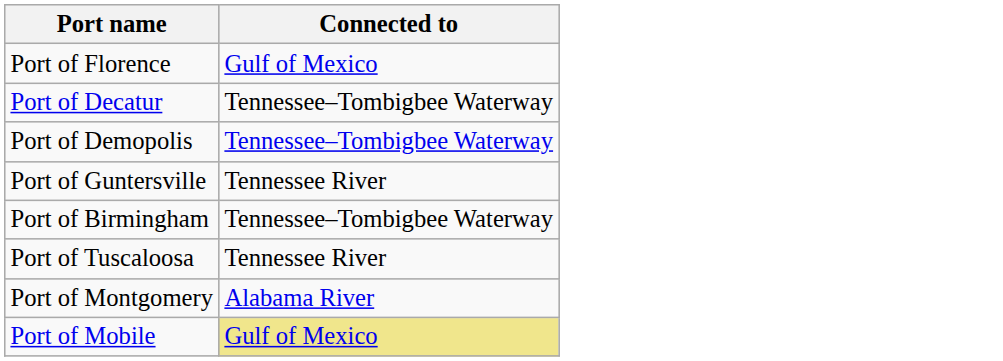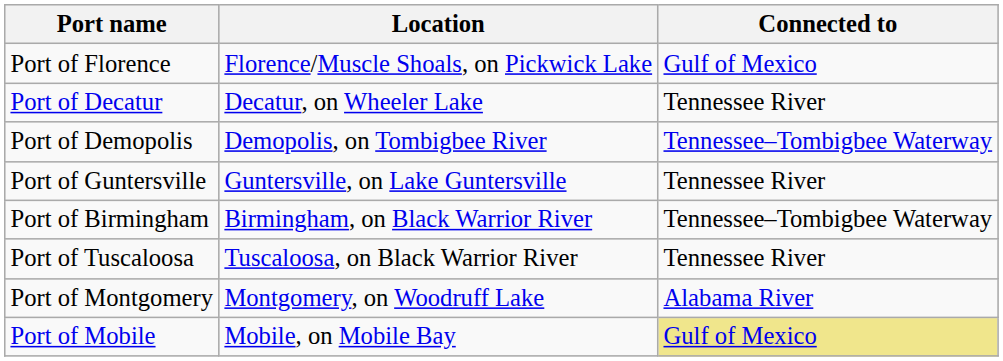+ column: (438, 24)
(389, 102) Tennessee–Tombigbee Waterway -> (744, 102) Tennessee River
